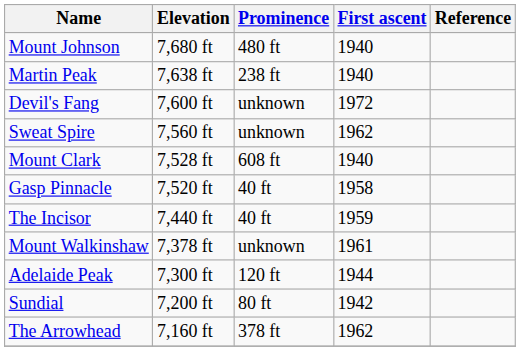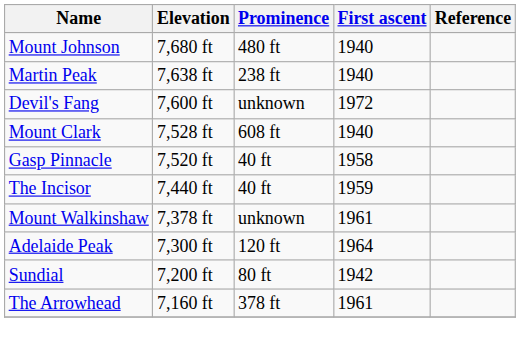- row: (52, 132)
(355, 274) 1944 -> (355, 246) 1964
(355, 331) 1962 -> (355, 302) 1961
